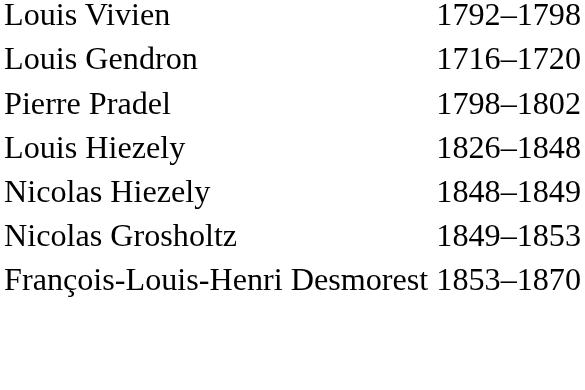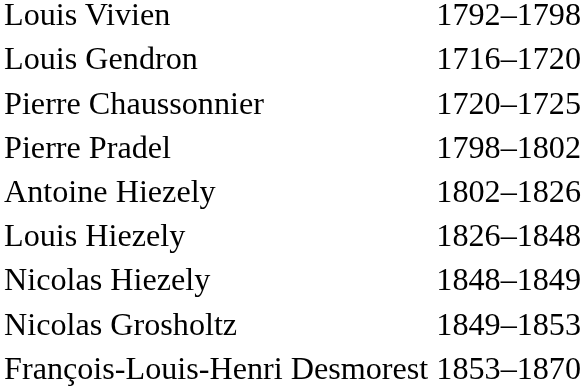+ row: (134, 103)
+ row: (110, 191)
